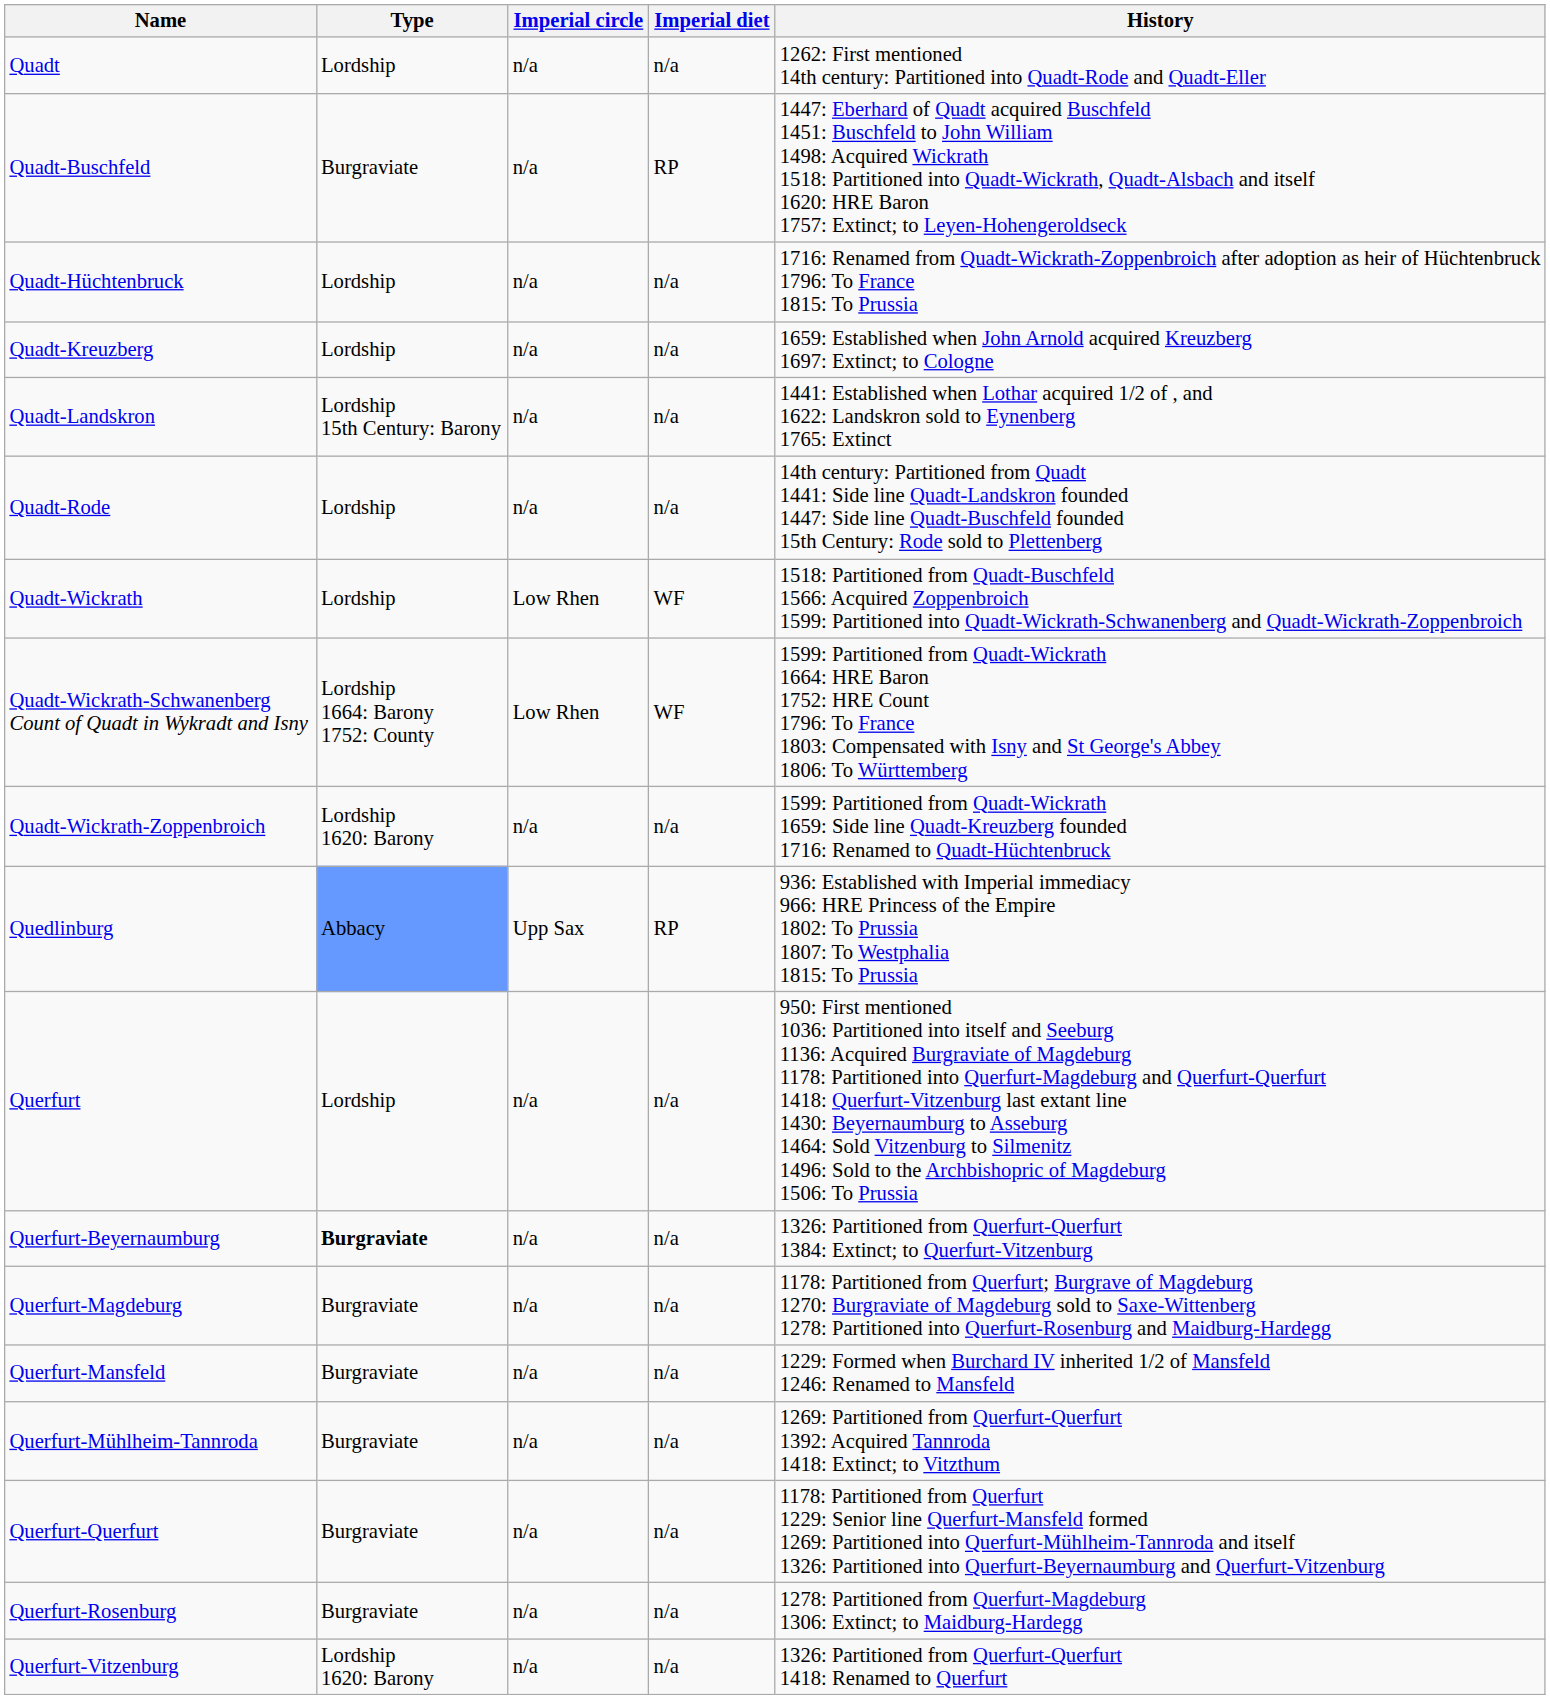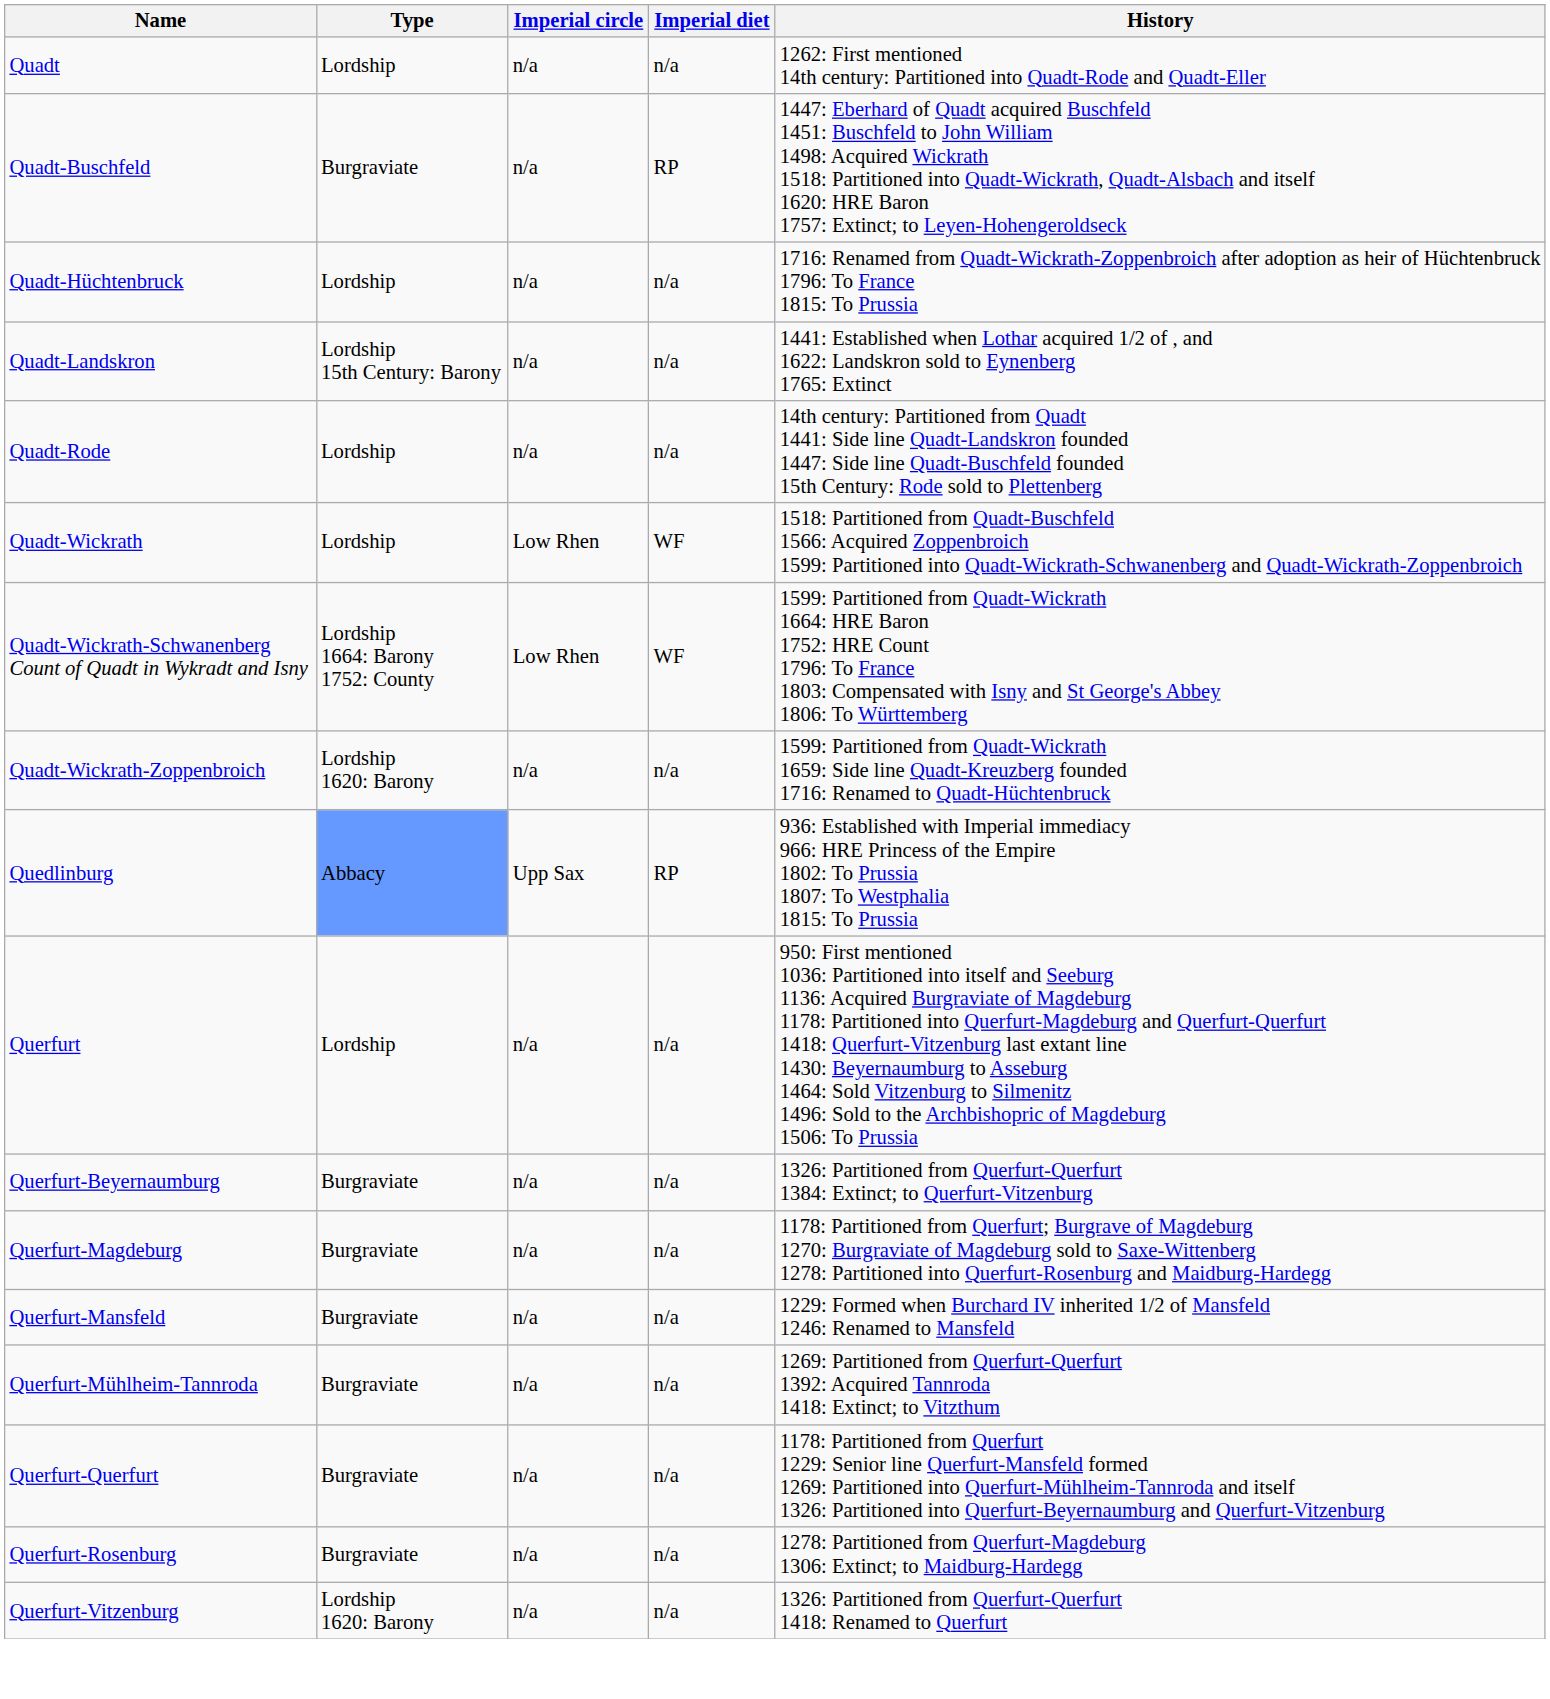- row: (81, 349)
(374, 1237) bold -> (370, 1182) normal
